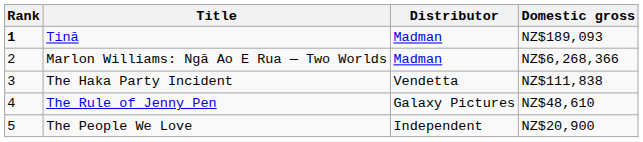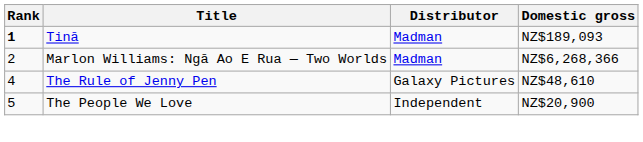- row: (140, 82)
